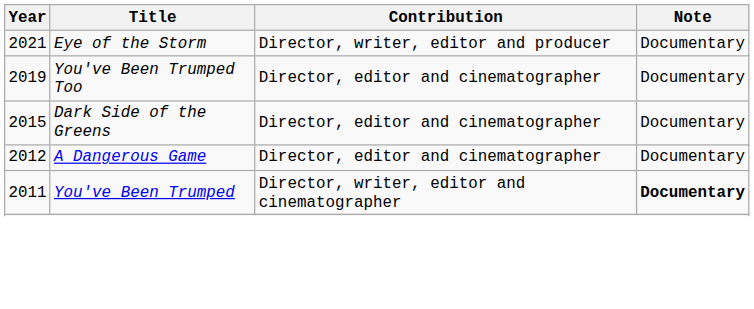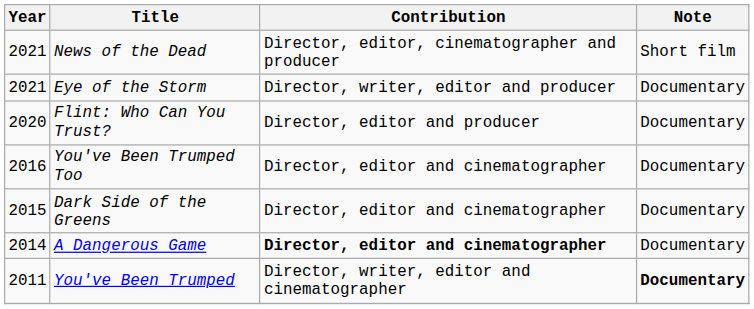+ row: (130, 53)
+ row: (140, 123)
(27, 78) 2019 -> (27, 167) 2016
(27, 158) 2012 -> (27, 246) 2014
(430, 158) normal -> (435, 246) bold
